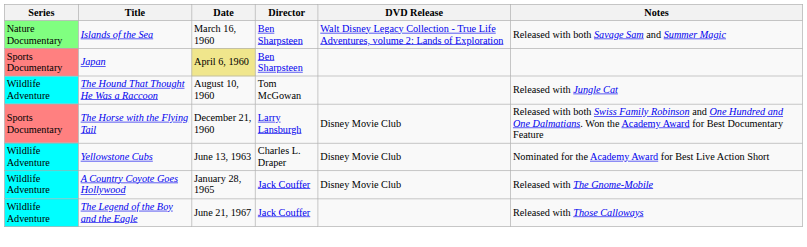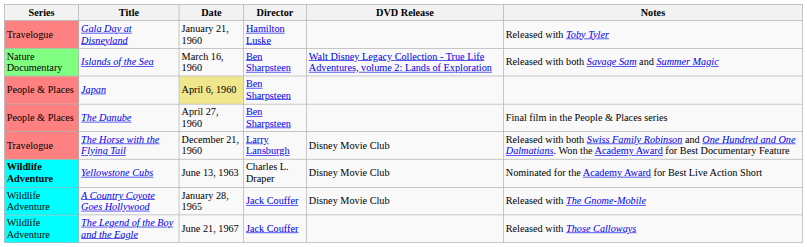+ row: (106, 34)
(35, 62) Sports Documentary -> (40, 90) People & Places
+ row: (106, 117)
- row: (133, 90)
(35, 123) Sports Documentary -> (30, 145) Travelogue
(28, 157) normal -> (30, 173) bold
